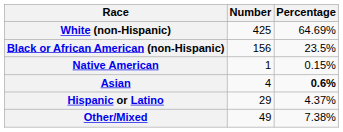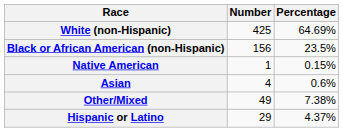(323, 83) bold -> (323, 83) normal
rows swapped: (116, 118) <-> (116, 100)
